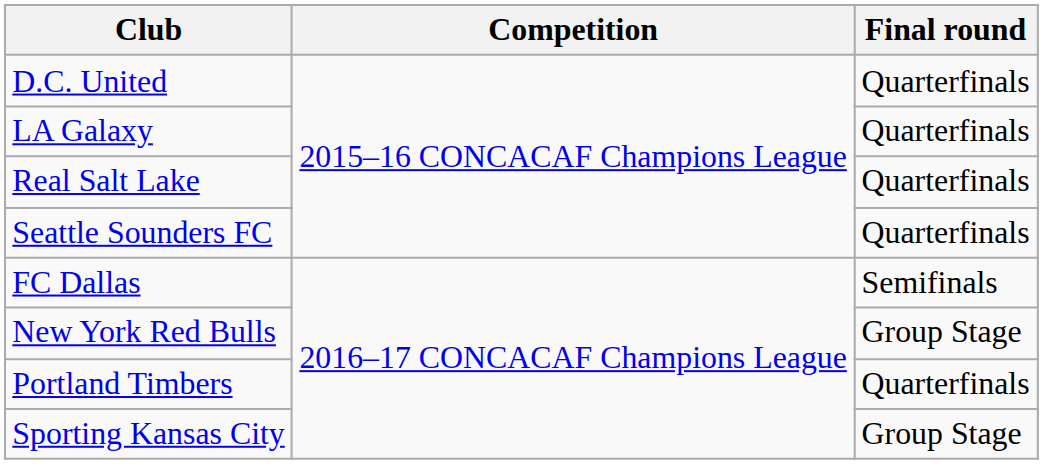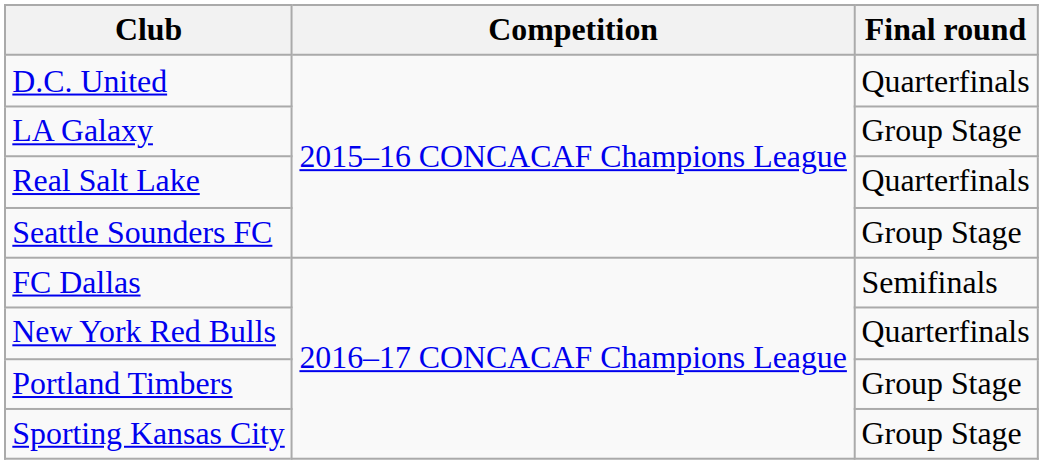(946, 130) Quarterfinals -> (942, 130) Group Stage
(946, 231) Quarterfinals -> (942, 231) Group Stage
(942, 332) Group Stage -> (946, 332) Quarterfinals
(946, 383) Quarterfinals -> (942, 383) Group Stage
